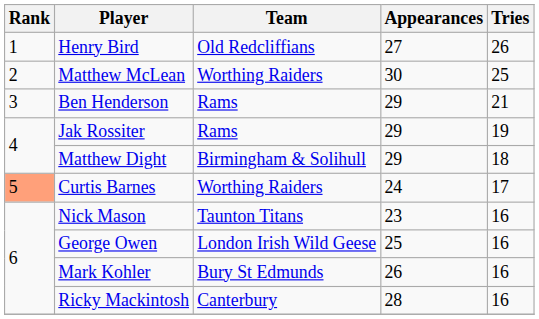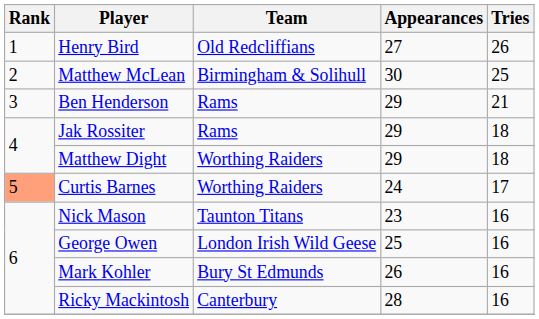(260, 74) Worthing Raiders -> (282, 74) Birmingham & Solihull
(500, 131) 19 -> (500, 131) 18
(282, 159) Birmingham & Solihull -> (260, 159) Worthing Raiders
